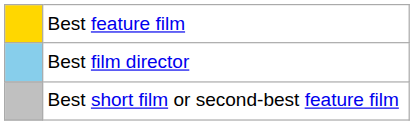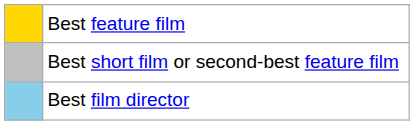rows swapped: (223, 100) <-> (118, 62)
